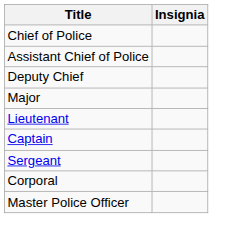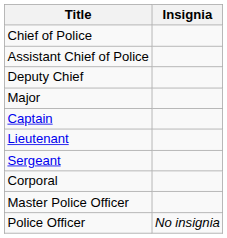rows swapped: (30, 139) <-> (38, 118)
+ row: (46, 222)
